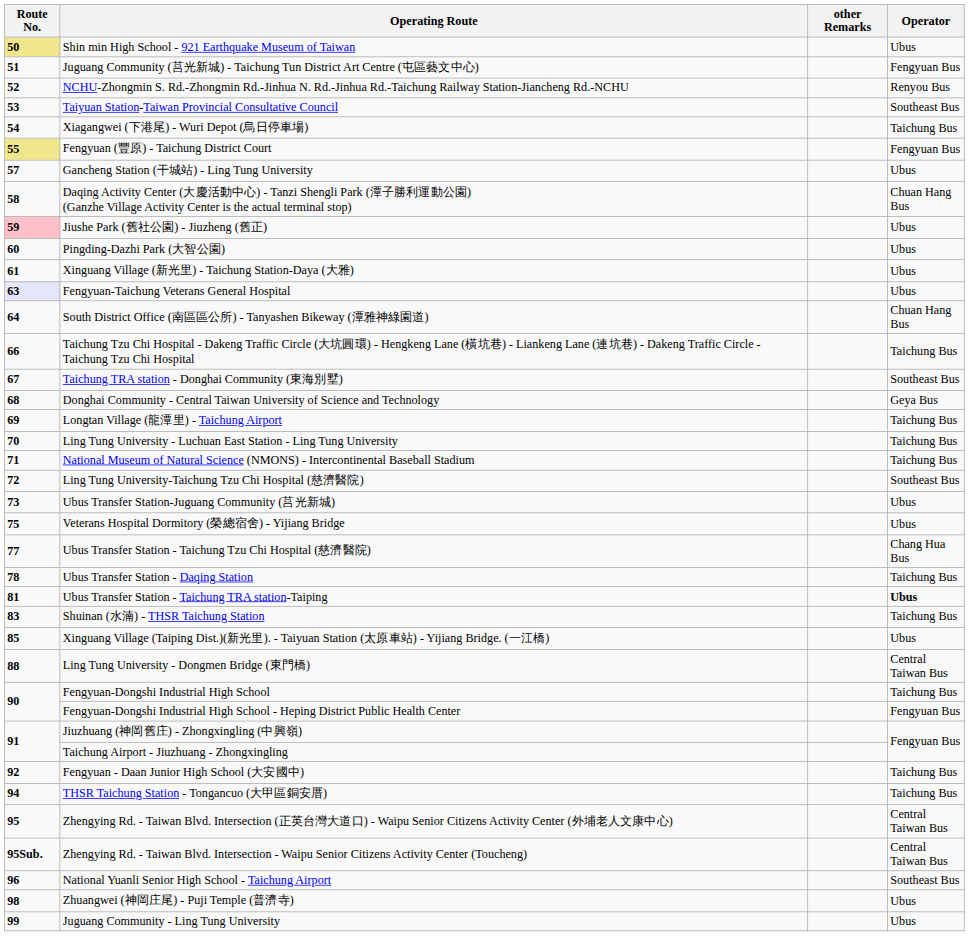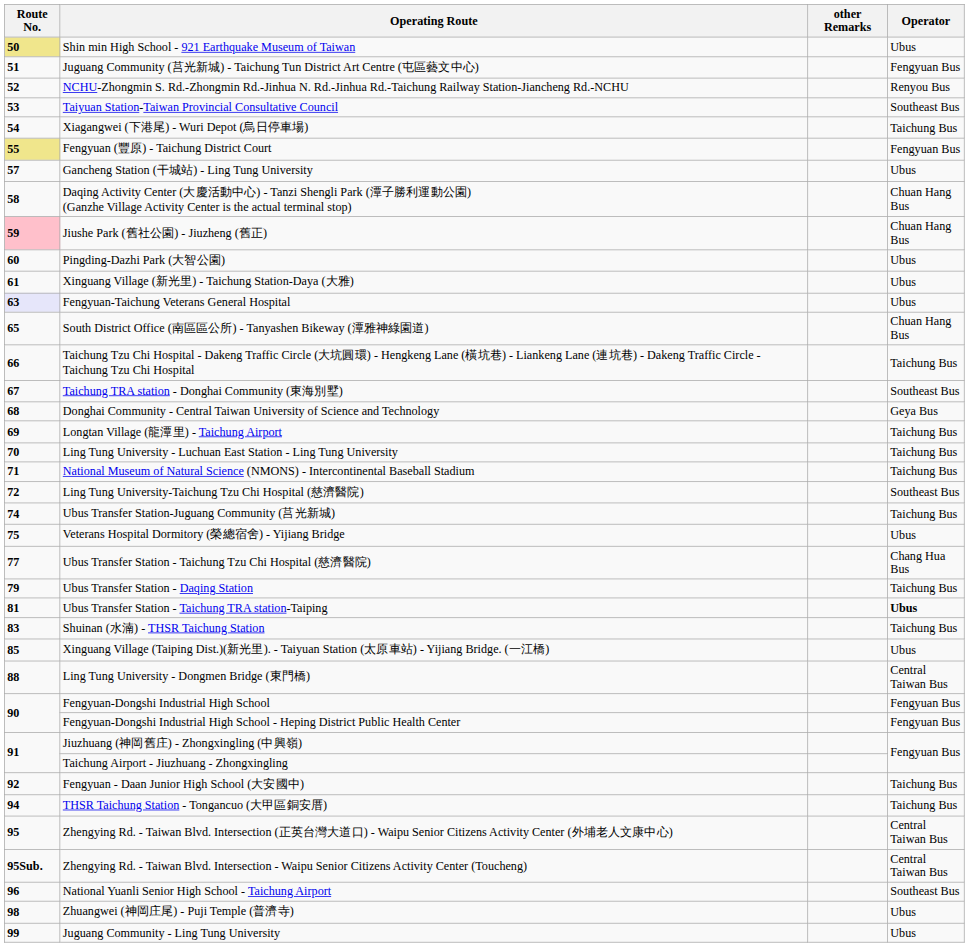(903, 227) Ubus -> (921, 233) Chuan Hang Bus
(13, 317) 64 -> (13, 328) 65
(13, 502) 73 -> (13, 513) 74
(903, 502) Ubus -> (924, 513) Taichung Bus
(13, 577) 78 -> (13, 588) 79
(924, 691) Taichung Bus -> (925, 703) Fengyuan Bus
